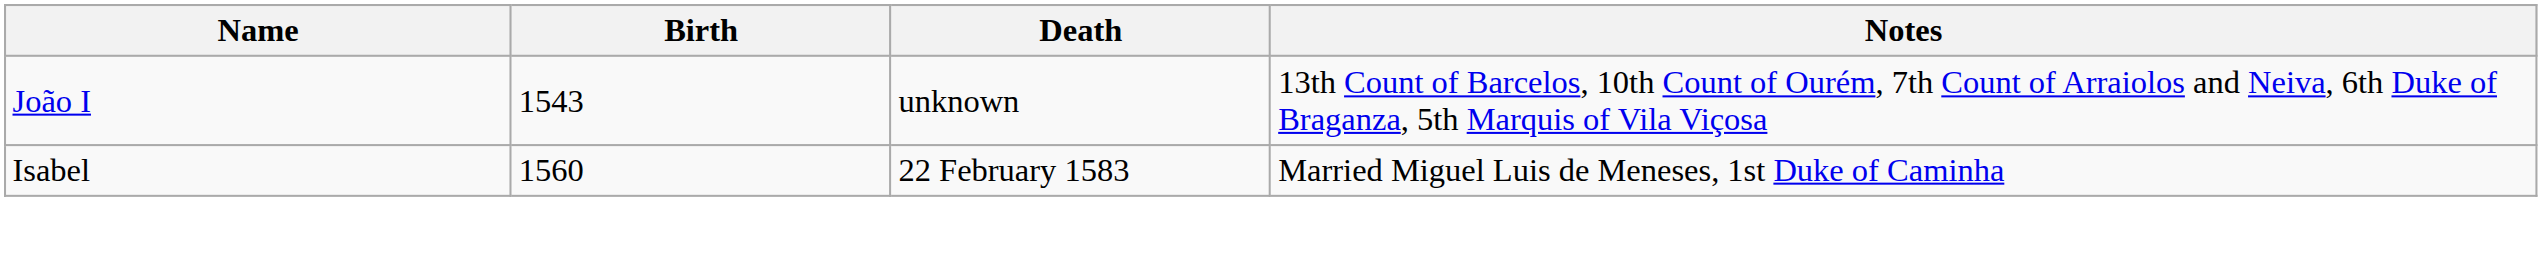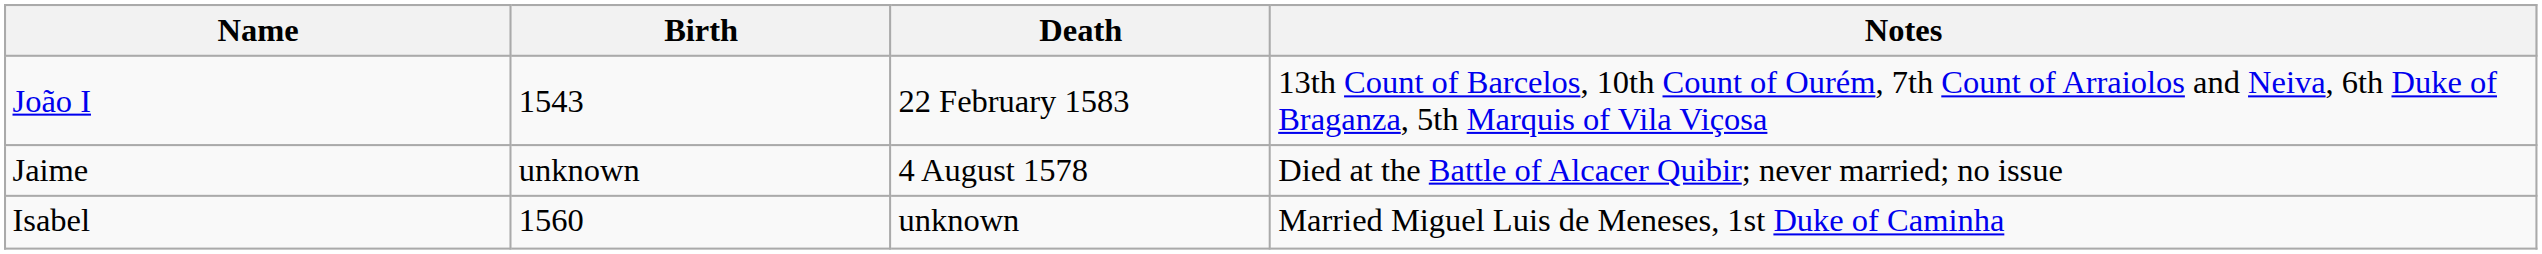(959, 100) unknown -> (1014, 100) 22 February 1583
+ row: (50, 169)
(1014, 169) 22 February 1583 -> (959, 221) unknown
